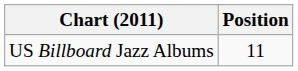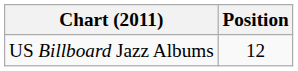(256, 50) 11 -> (256, 50) 12
